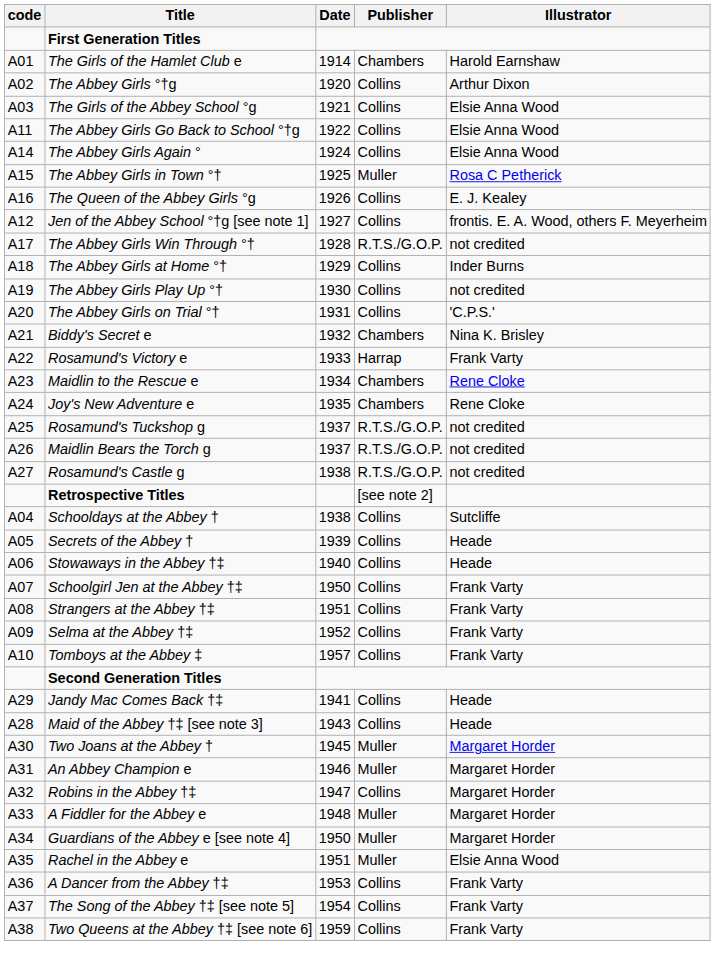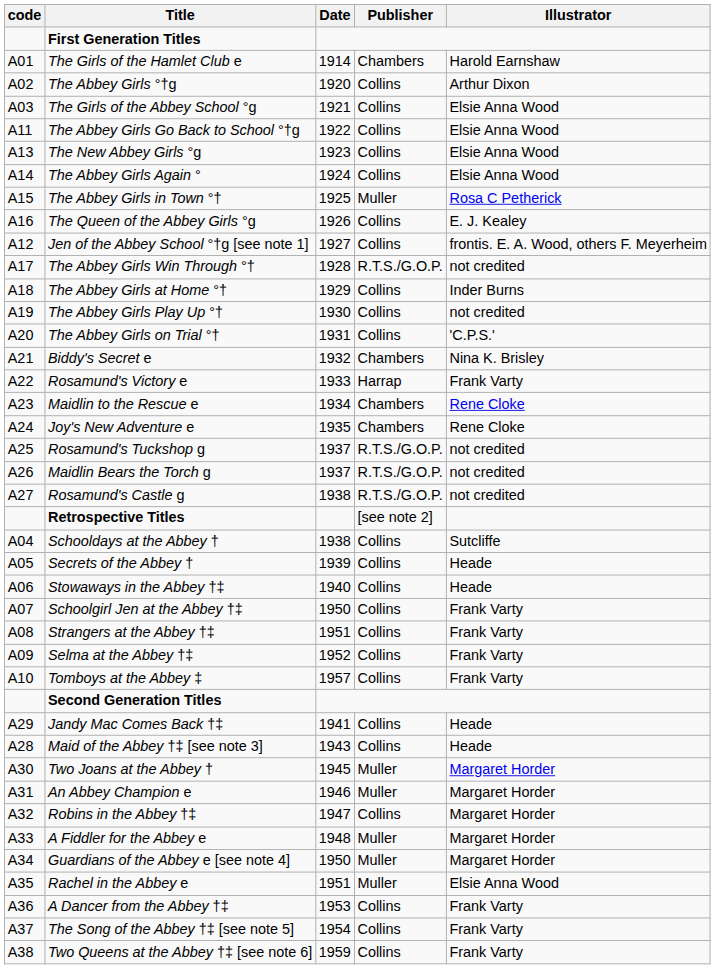+ row: (125, 152)
